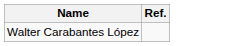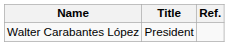+ column: (169, 13)
